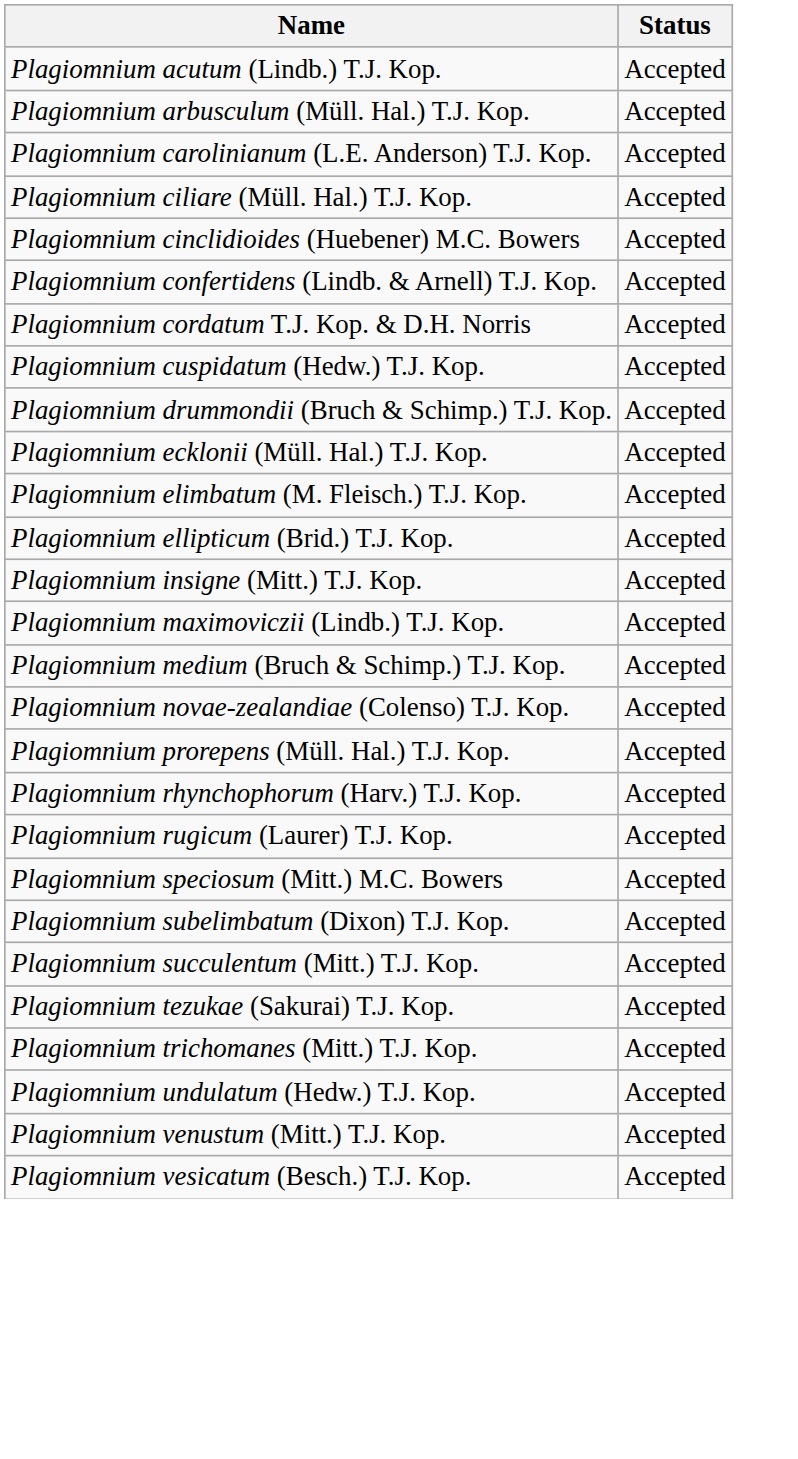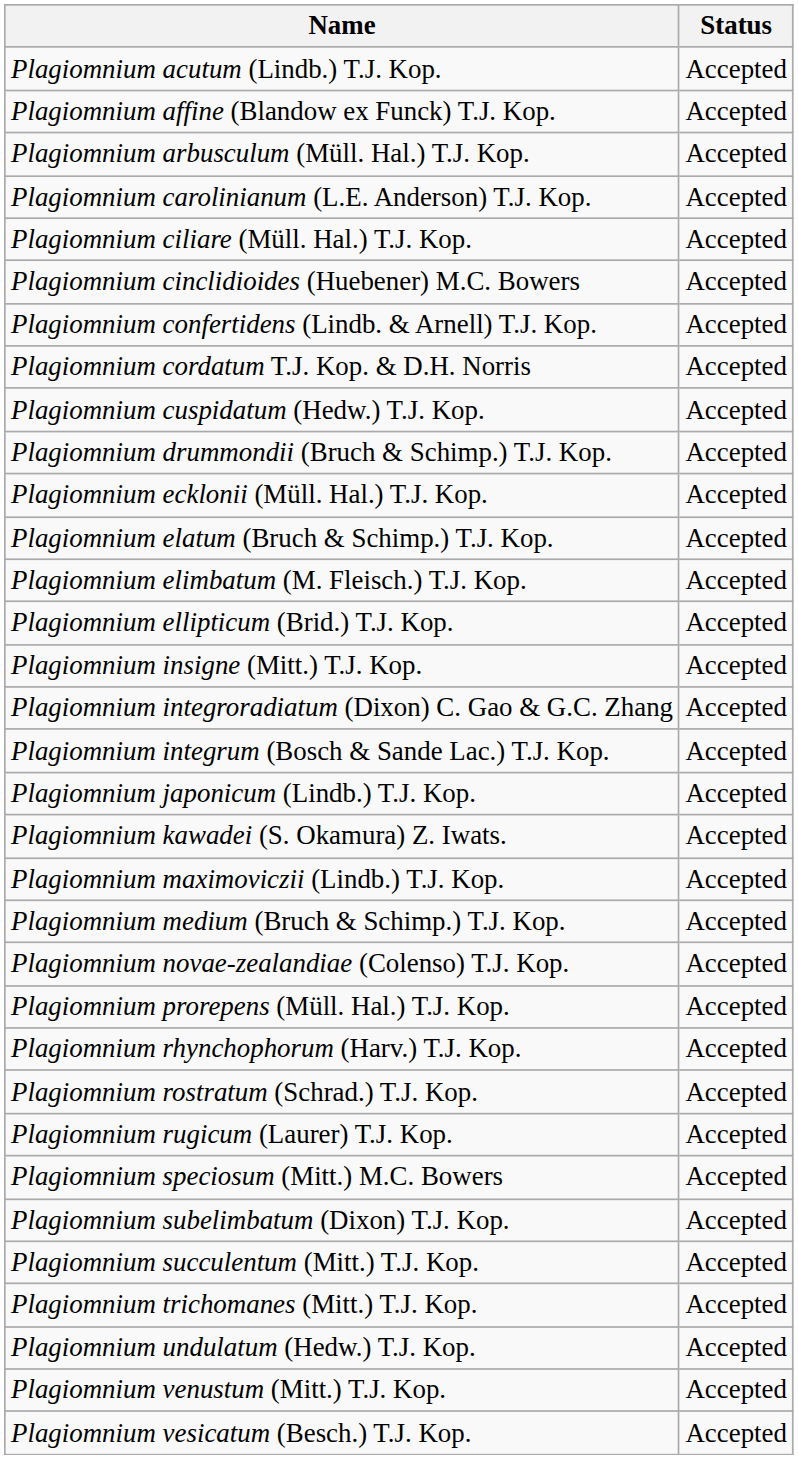+ row: (283, 111)
+ row: (282, 537)
+ row: (342, 707)
+ row: (310, 750)
+ row: (243, 793)
+ row: (259, 835)
+ row: (244, 1091)
- row: (233, 1006)
